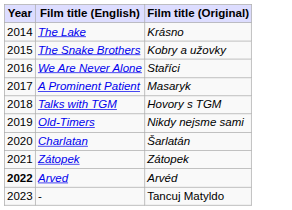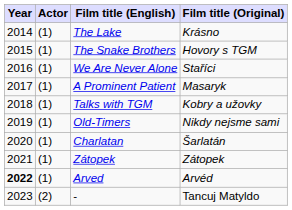+ column: (53, 13)
(187, 50) Kobry a užovky -> (220, 50) Hovory s TGM
(184, 104) Hovory s TGM -> (222, 104) Kobry a užovky
